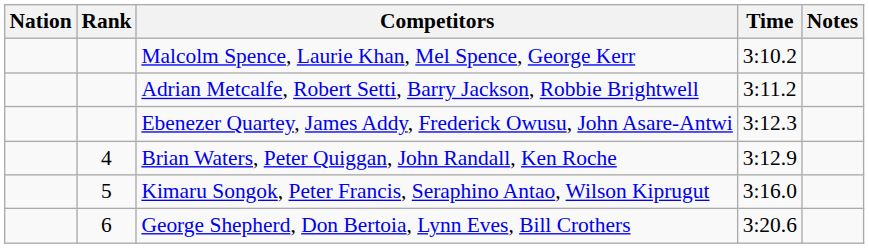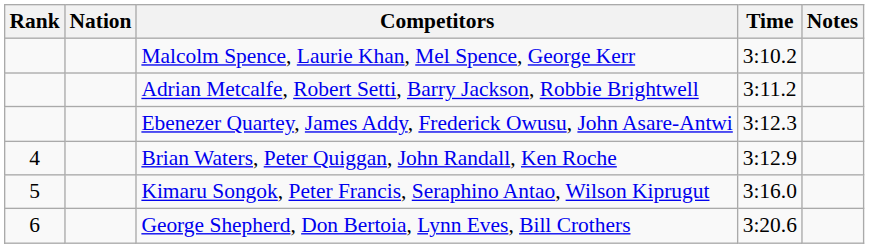columns swapped: (106, 21) <-> (41, 21)
